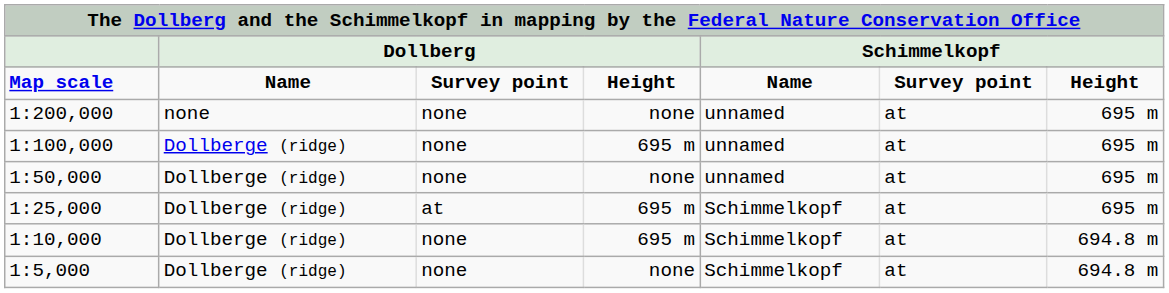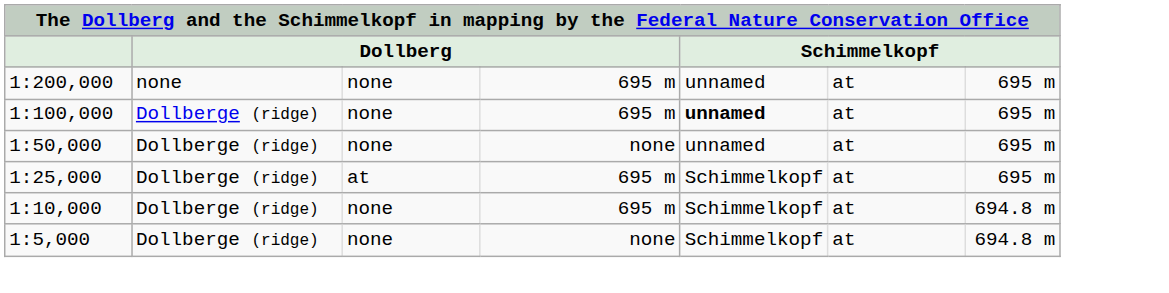- row: (61, 83)
(672, 114) none -> (647, 83) 695 m
(745, 146) normal -> (725, 114) bold
